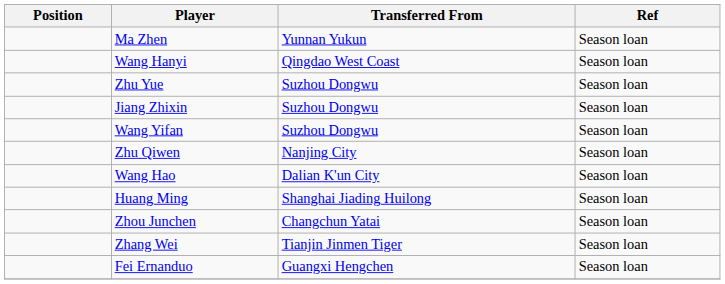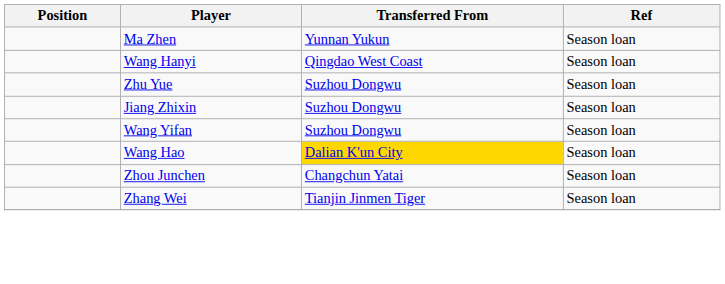- row: (147, 152)
(331, 175) no background -> (354, 152) gold background
- row: (151, 198)
- row: (154, 267)
